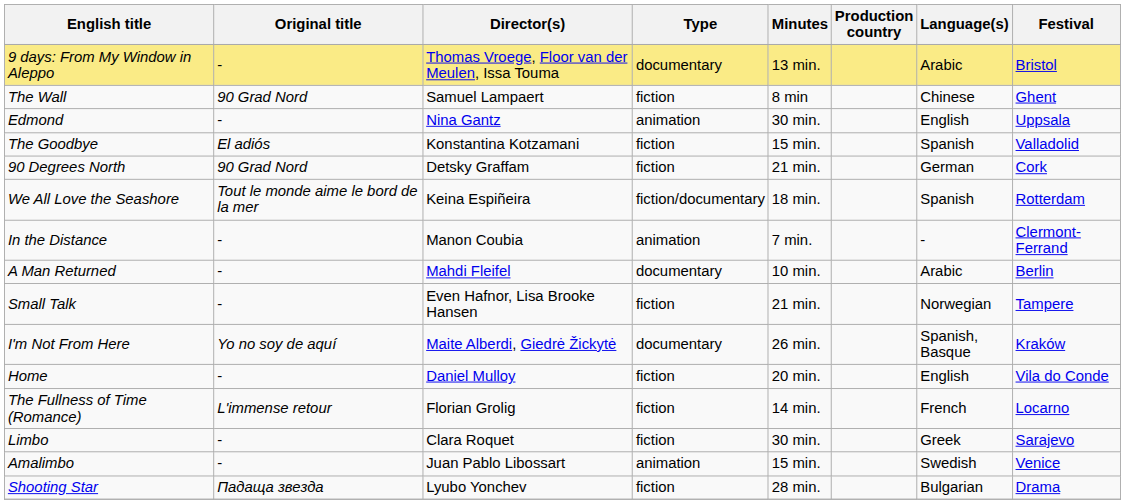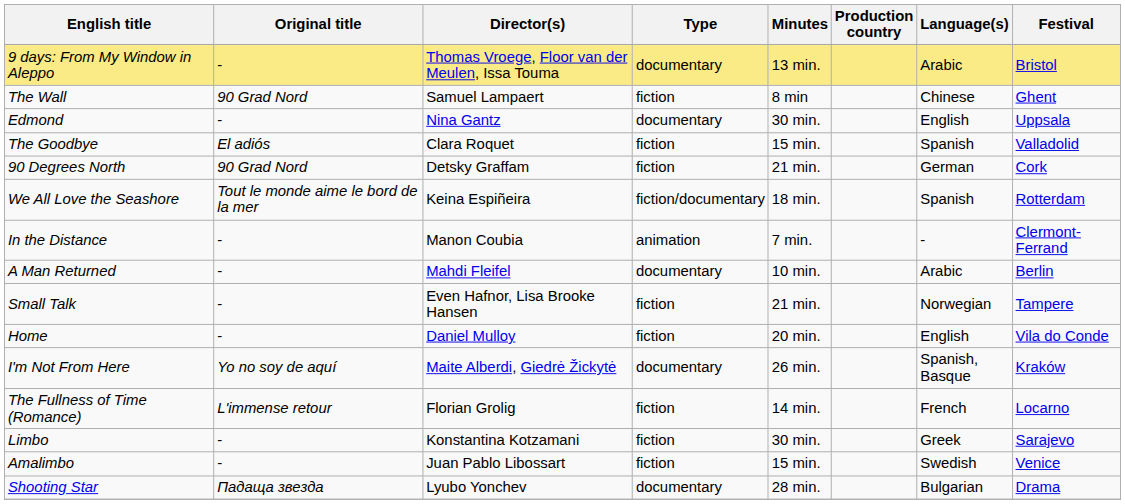(668, 120) animation -> (679, 120) documentary
(503, 144) Konstantina Kotzamani -> (470, 144) Clara Roquet
rows swapped: (69, 344) <-> (28, 376)
(470, 440) Clara Roquet -> (503, 440) Konstantina Kotzamani
(668, 463) animation -> (655, 463) fiction
(655, 487) fiction -> (679, 487) documentary
